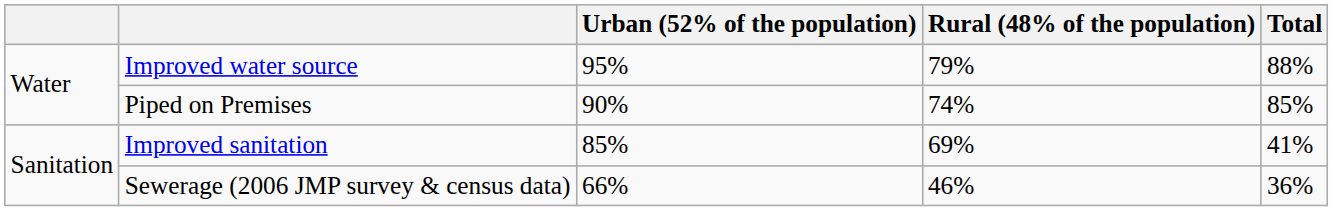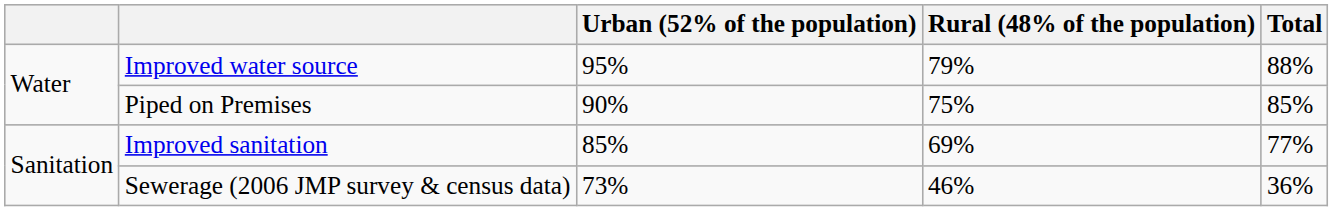(951, 104) 74% -> (951, 104) 75%
(1290, 144) 41% -> (1290, 144) 77%
(605, 184) 66% -> (605, 184) 73%
